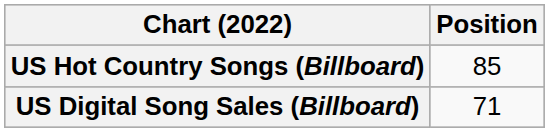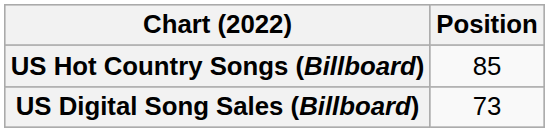(487, 106) 71 -> (487, 106) 73
